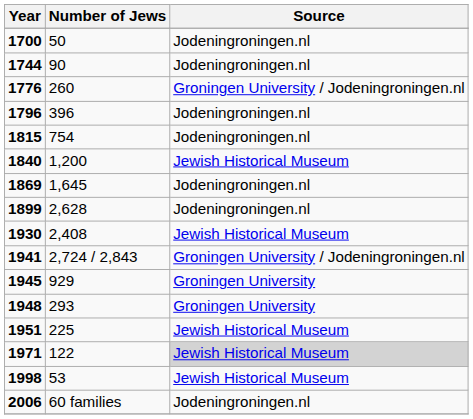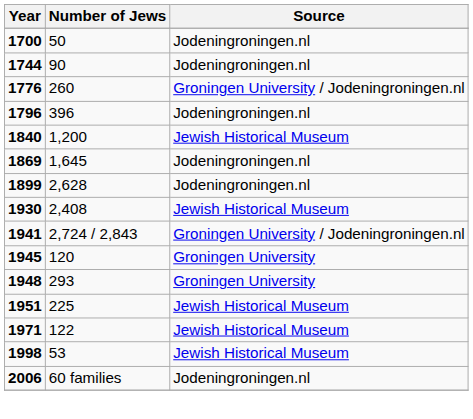- row: (25, 137)
(61, 281) 929 -> (61, 257) 120
(261, 354) lightgrey background -> (261, 329) no background
